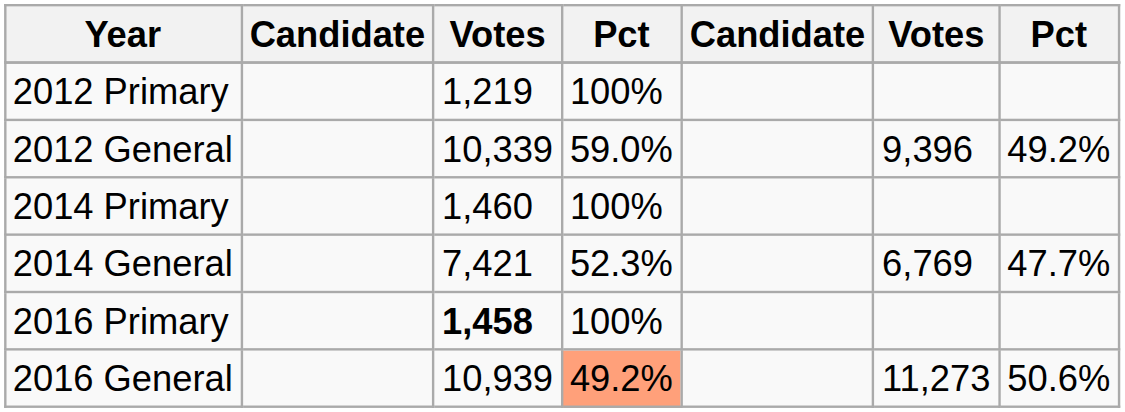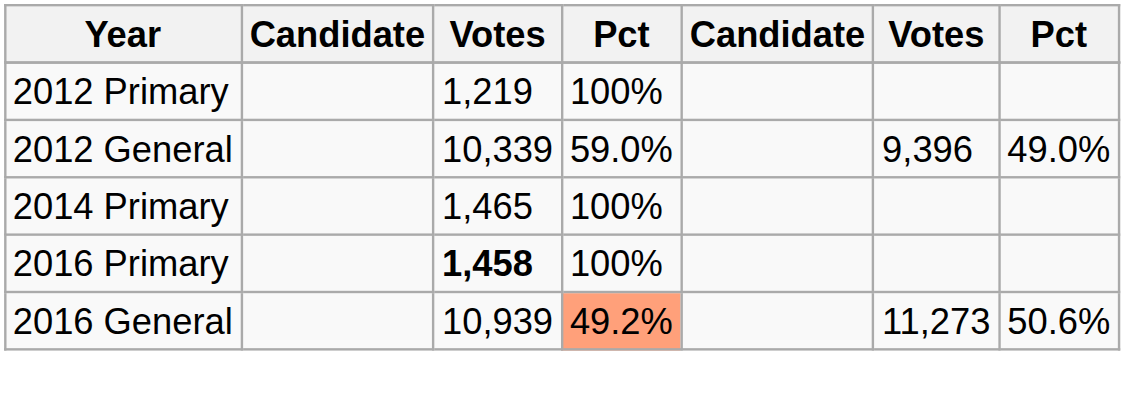(1059, 149) 49.2% -> (1059, 149) 49.0%
(487, 206) 1,460 -> (487, 206) 1,465
- row: (123, 264)
